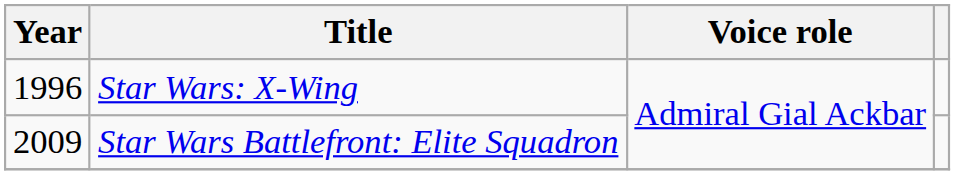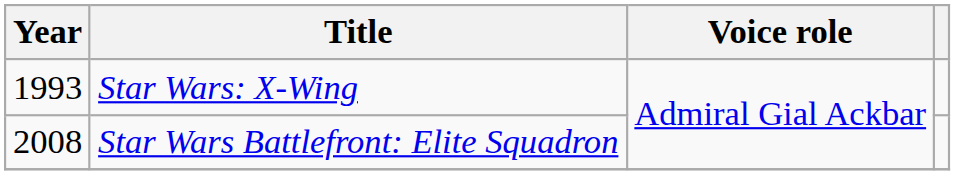(48, 86) 1996 -> (48, 86) 1993
(48, 141) 2009 -> (48, 141) 2008
